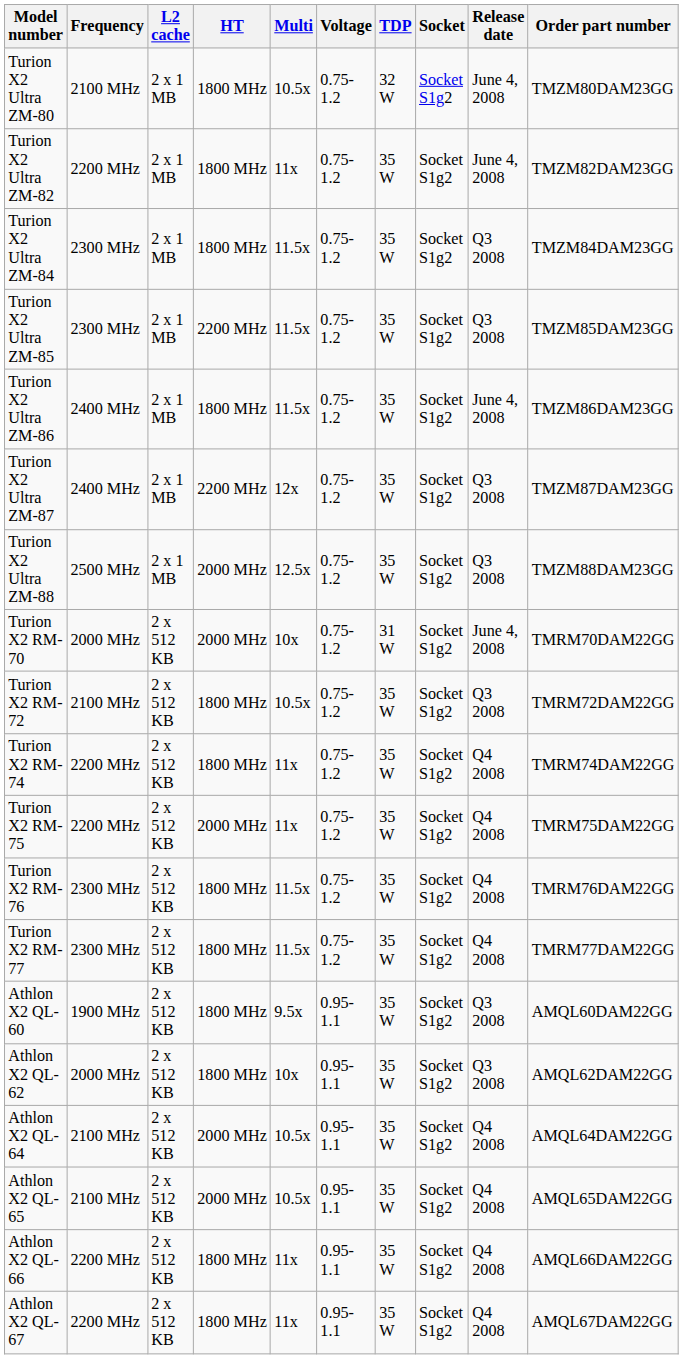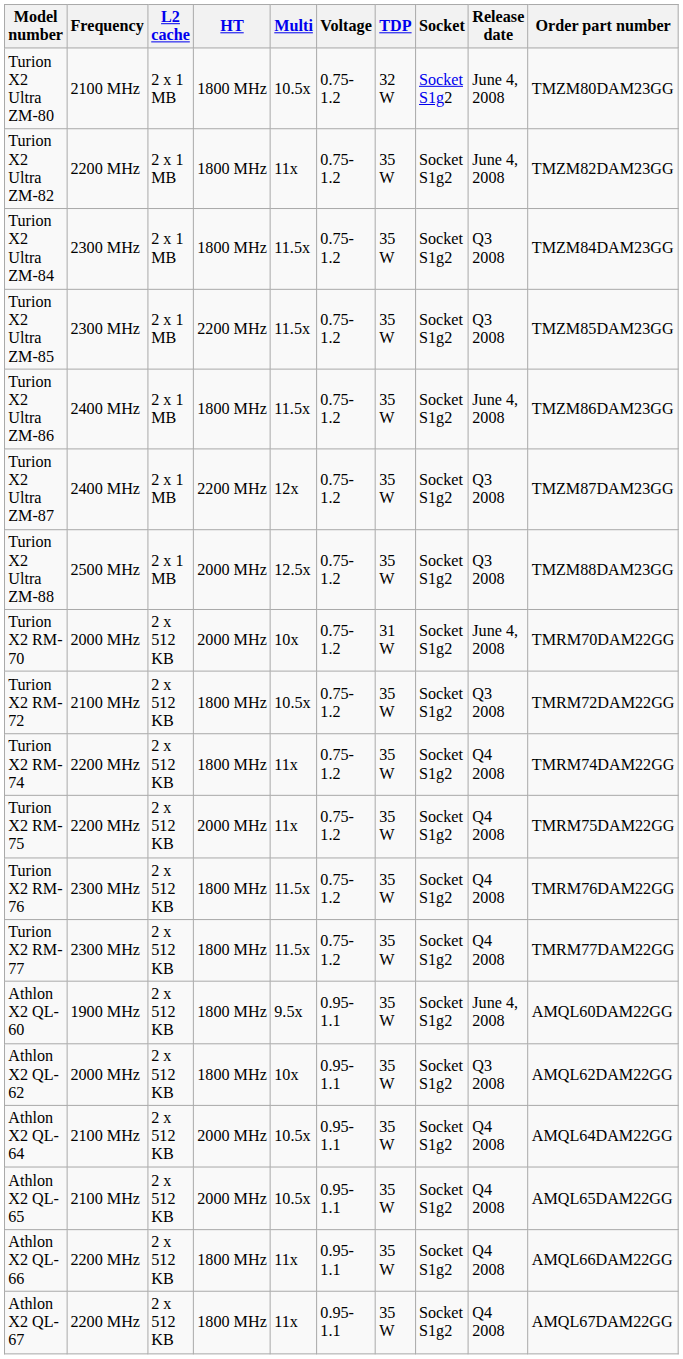(488, 1012) Q3 2008 -> (495, 1012) June 4, 2008
